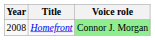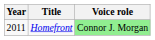(16, 27) 2008 -> (16, 27) 2011
